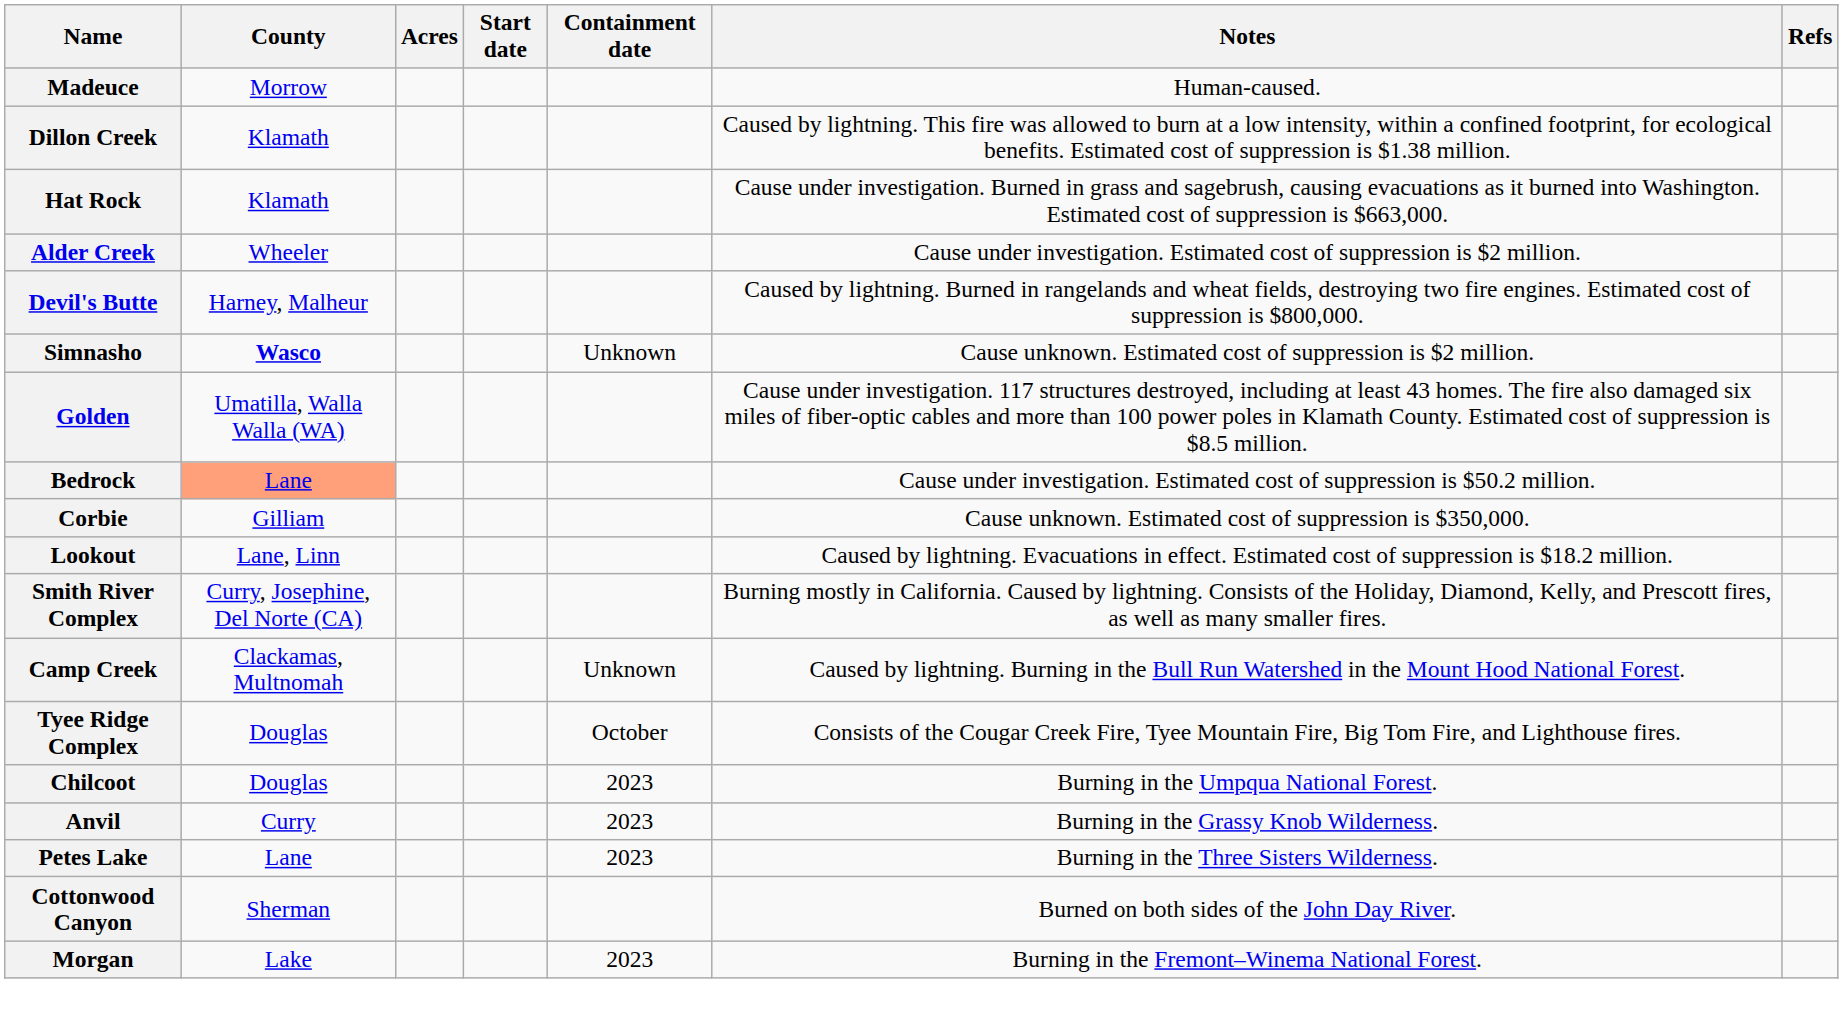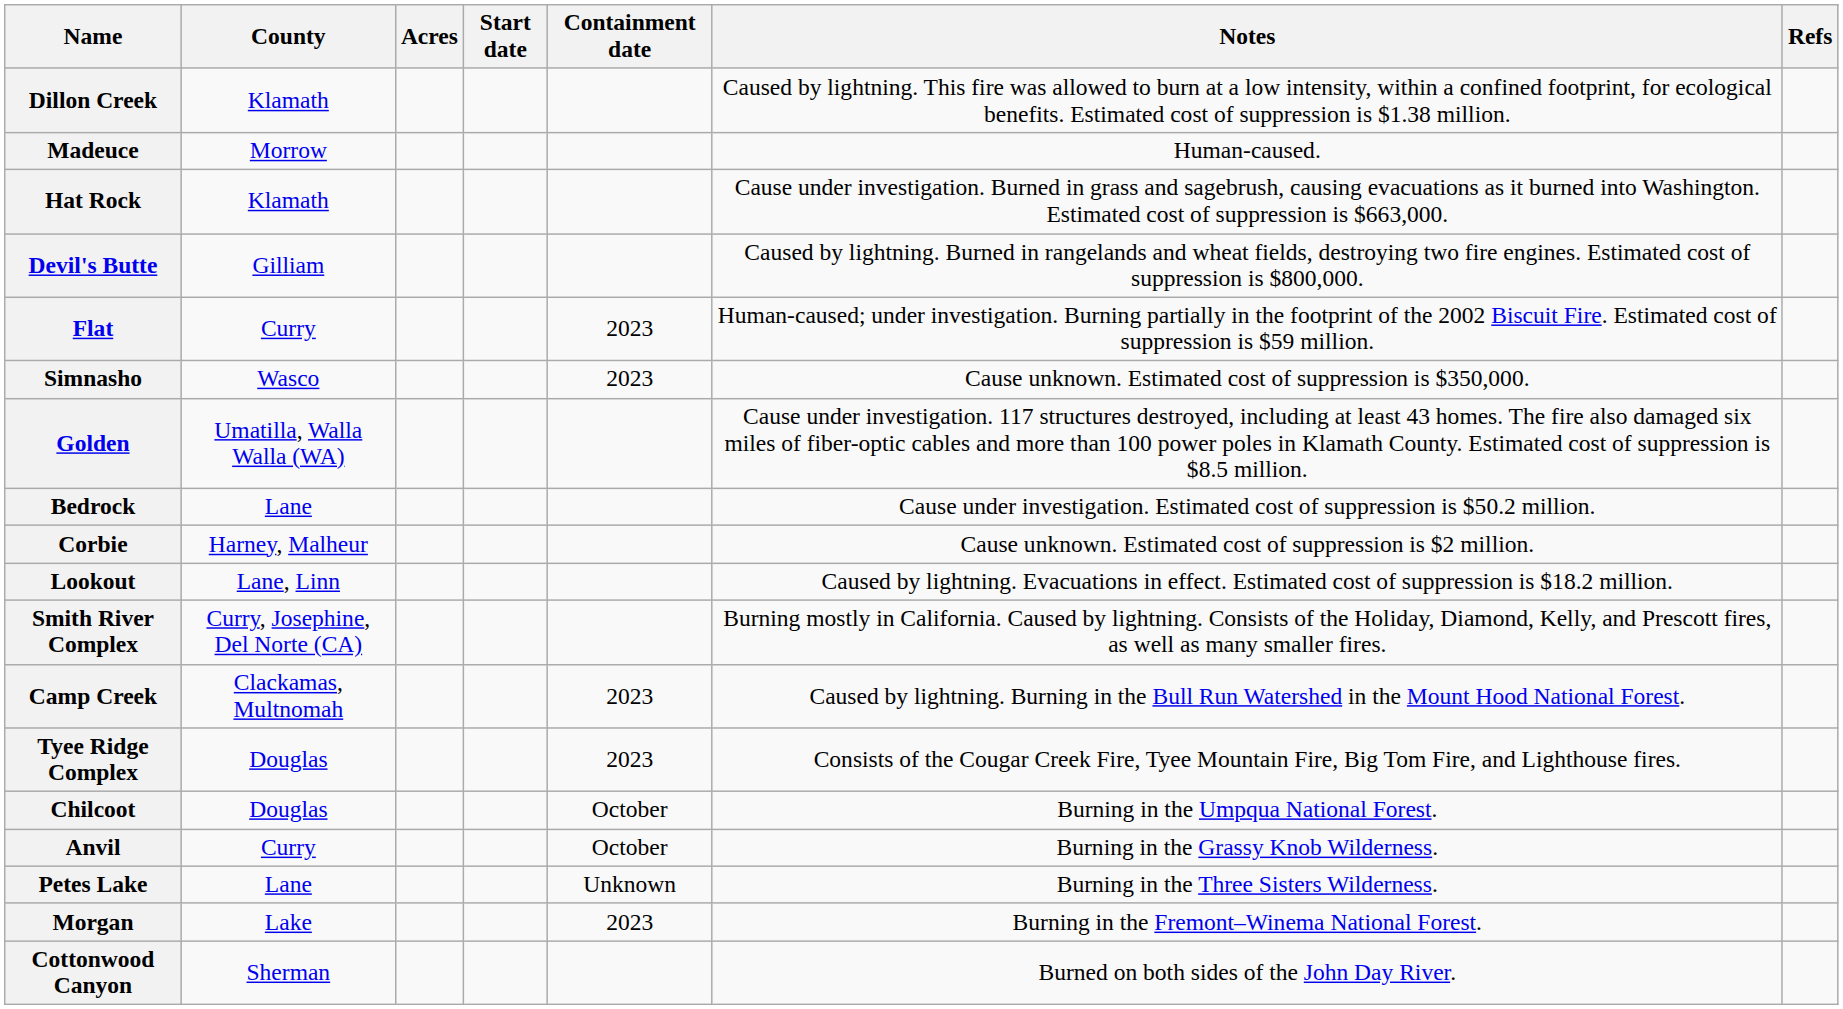rows swapped: (93, 86) <-> (93, 137)
- row: (93, 251)
(288, 302) Harney, Malheur -> (288, 264) Gilliam
+ row: (93, 328)
(288, 352) bold -> (288, 379) normal
(630, 352) Unknown -> (630, 379) 2023
(1247, 352) Cause unknown. Estimated cost of suppression is $2 million. -> (1247, 379) Cause unknown. Estimated cost of suppression is $350,000.
(288, 480) lightsalmon background -> (288, 506) no background
(288, 517) Gilliam -> (288, 544) Harney, Malheur
(1247, 517) Cause unknown. Estimated cost of suppression is $350,000. -> (1247, 544) Cause unknown. Estimated cost of suppression is $2 million.
(630, 669) Unknown -> (630, 695) 2023
(630, 732) October -> (630, 759) 2023
(630, 783) 2023 -> (630, 809) October
(630, 820) 2023 -> (630, 847) October
(630, 858) 2023 -> (630, 884) Unknown
rows swapped: (93, 908) <-> (93, 959)
